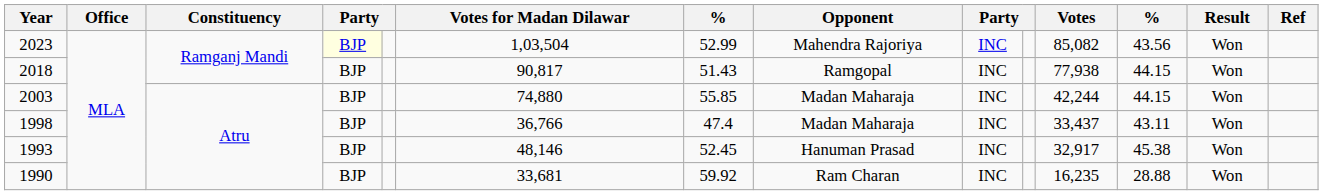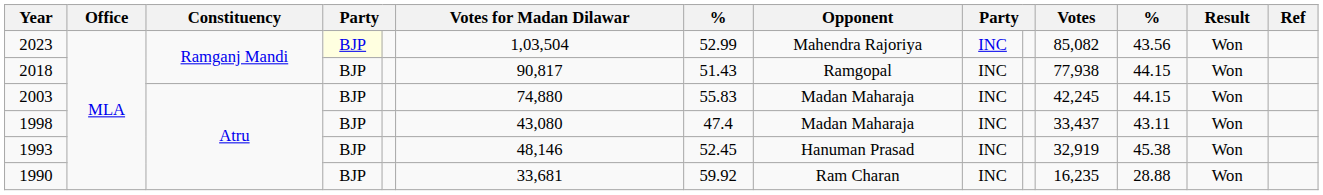(718, 96) 55.85 -> (718, 96) 55.83
(1076, 96) 42,244 -> (1076, 96) 42,245
(540, 123) 36,766 -> (540, 123) 43,080
(1076, 149) 32,917 -> (1076, 149) 32,919
